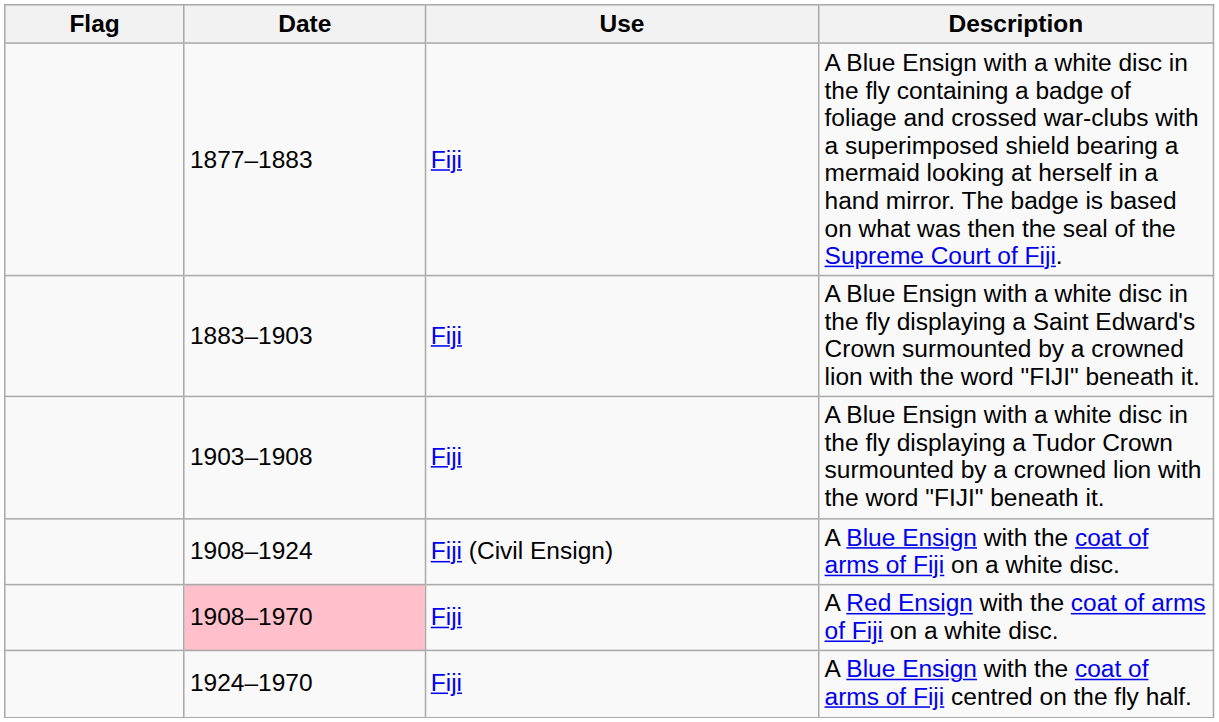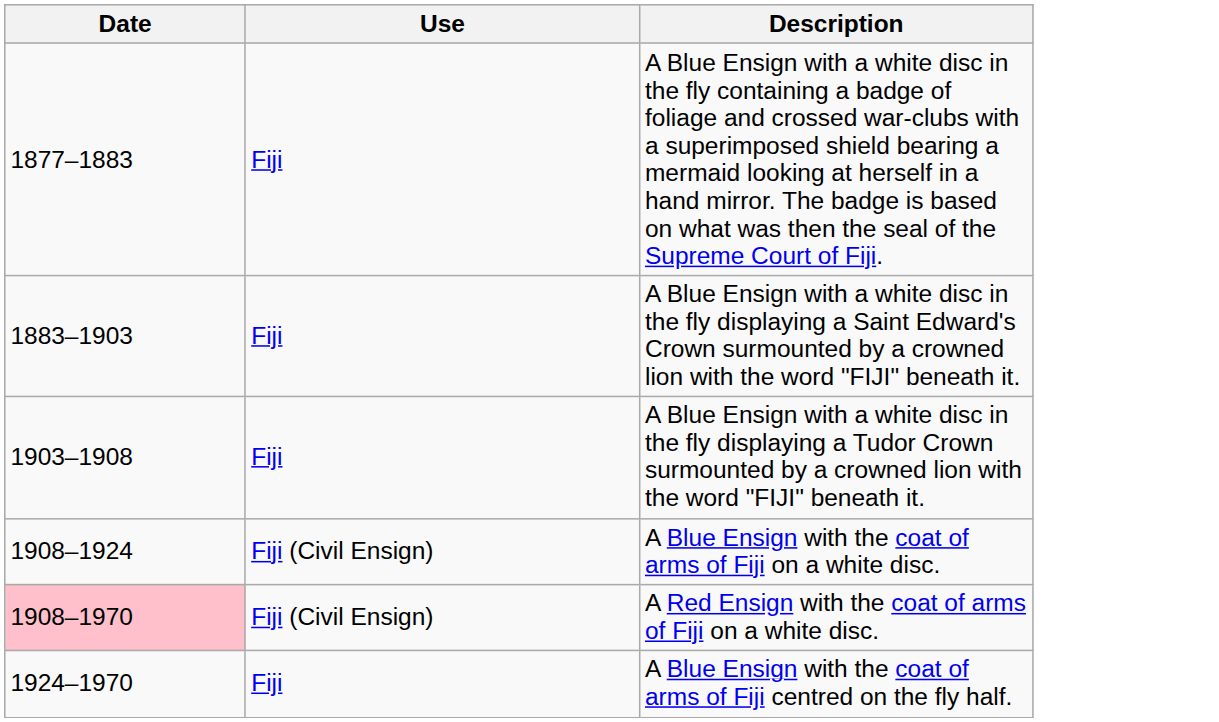- column: (95, 23)
(446, 617) Fiji -> (342, 617) Fiji (Civil Ensign)
